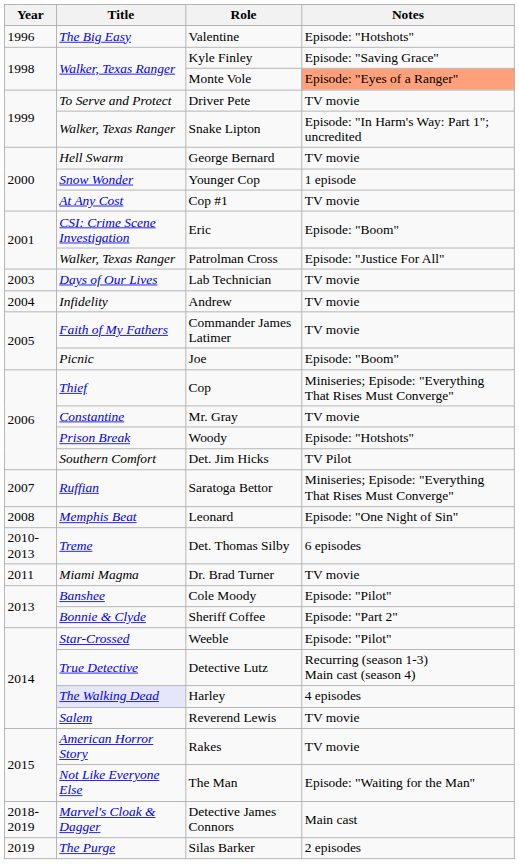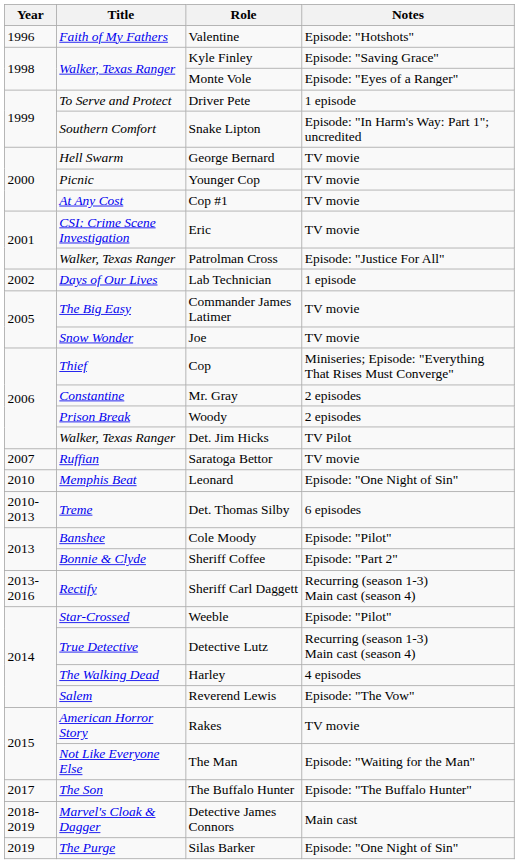(95, 36) The Big Easy -> (114, 36) Faith of My Fathers
(381, 79) lightsalmon background -> (381, 79) no background
(332, 100) TV movie -> (330, 100) 1 episode
(117, 129) Walker, Texas Ranger -> (108, 129) Southern Comfort
(96, 179) Snow Wonder -> (76, 179) Picnic
(330, 179) 1 episode -> (332, 179) TV movie
(352, 229) Episode: "Boom" -> (332, 229) TV movie
(21, 279) 2003 -> (21, 279) 2002
(332, 279) TV movie -> (330, 279) 1 episode
- row: (210, 301)
(114, 330) Faith of My Fathers -> (95, 308) The Big Easy
(76, 358) Picnic -> (96, 337) Snow Wonder
(352, 358) Episode: "Boom" -> (332, 337) TV movie
(332, 416) TV movie -> (333, 395) 2 episodes
(359, 437) Episode: "Hotshots" -> (333, 416) 2 episodes
(108, 459) Southern Comfort -> (117, 437) Walker, Texas Ranger
(394, 488) Miniseries; Episode: "Everything That Rises Must Converge" -> (332, 459) TV movie
(21, 517) 2008 -> (21, 480) 2010
- row: (231, 574)
+ row: (243, 588)
(109, 696) lavender background -> (109, 675) no background
(332, 717) TV movie -> (360, 696) Episode: "The Vow"
+ row: (241, 790)
(333, 848) 2 episodes -> (382, 848) Episode: "One Night of Sin"
